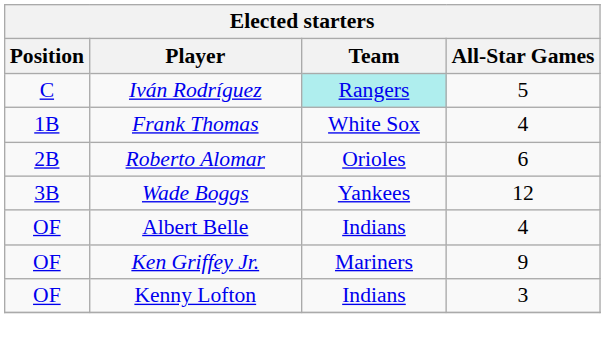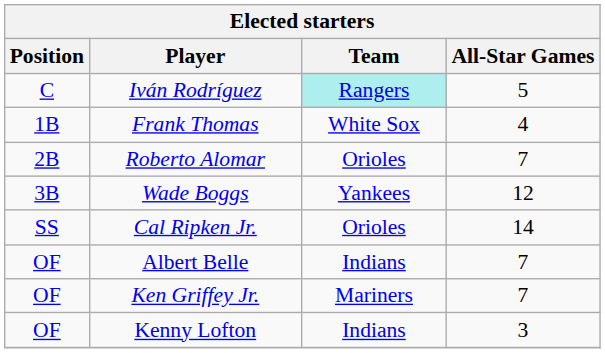(523, 158) 6 -> (523, 158) 7
+ row: (195, 227)
(523, 227) 4 -> (523, 261) 7
(523, 261) 9 -> (523, 295) 7
